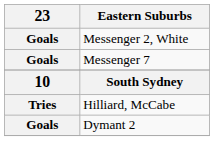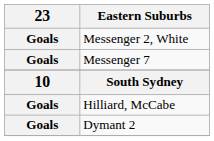(42, 104) Tries -> (42, 104) Goals
